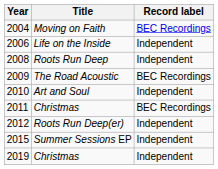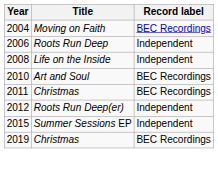(72, 44) Life on the Inside -> (71, 44) Roots Run Deep
(71, 60) Roots Run Deep -> (72, 60) Life on the Inside
- row: (18, 76)
(164, 92) Independent -> (174, 76) BEC Recordings
(164, 156) Independent -> (174, 140) BEC Recordings
